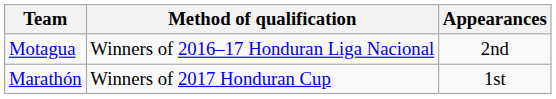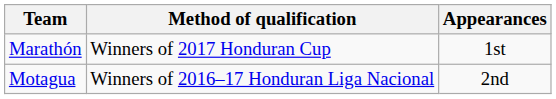rows swapped: (45, 78) <-> (42, 49)
